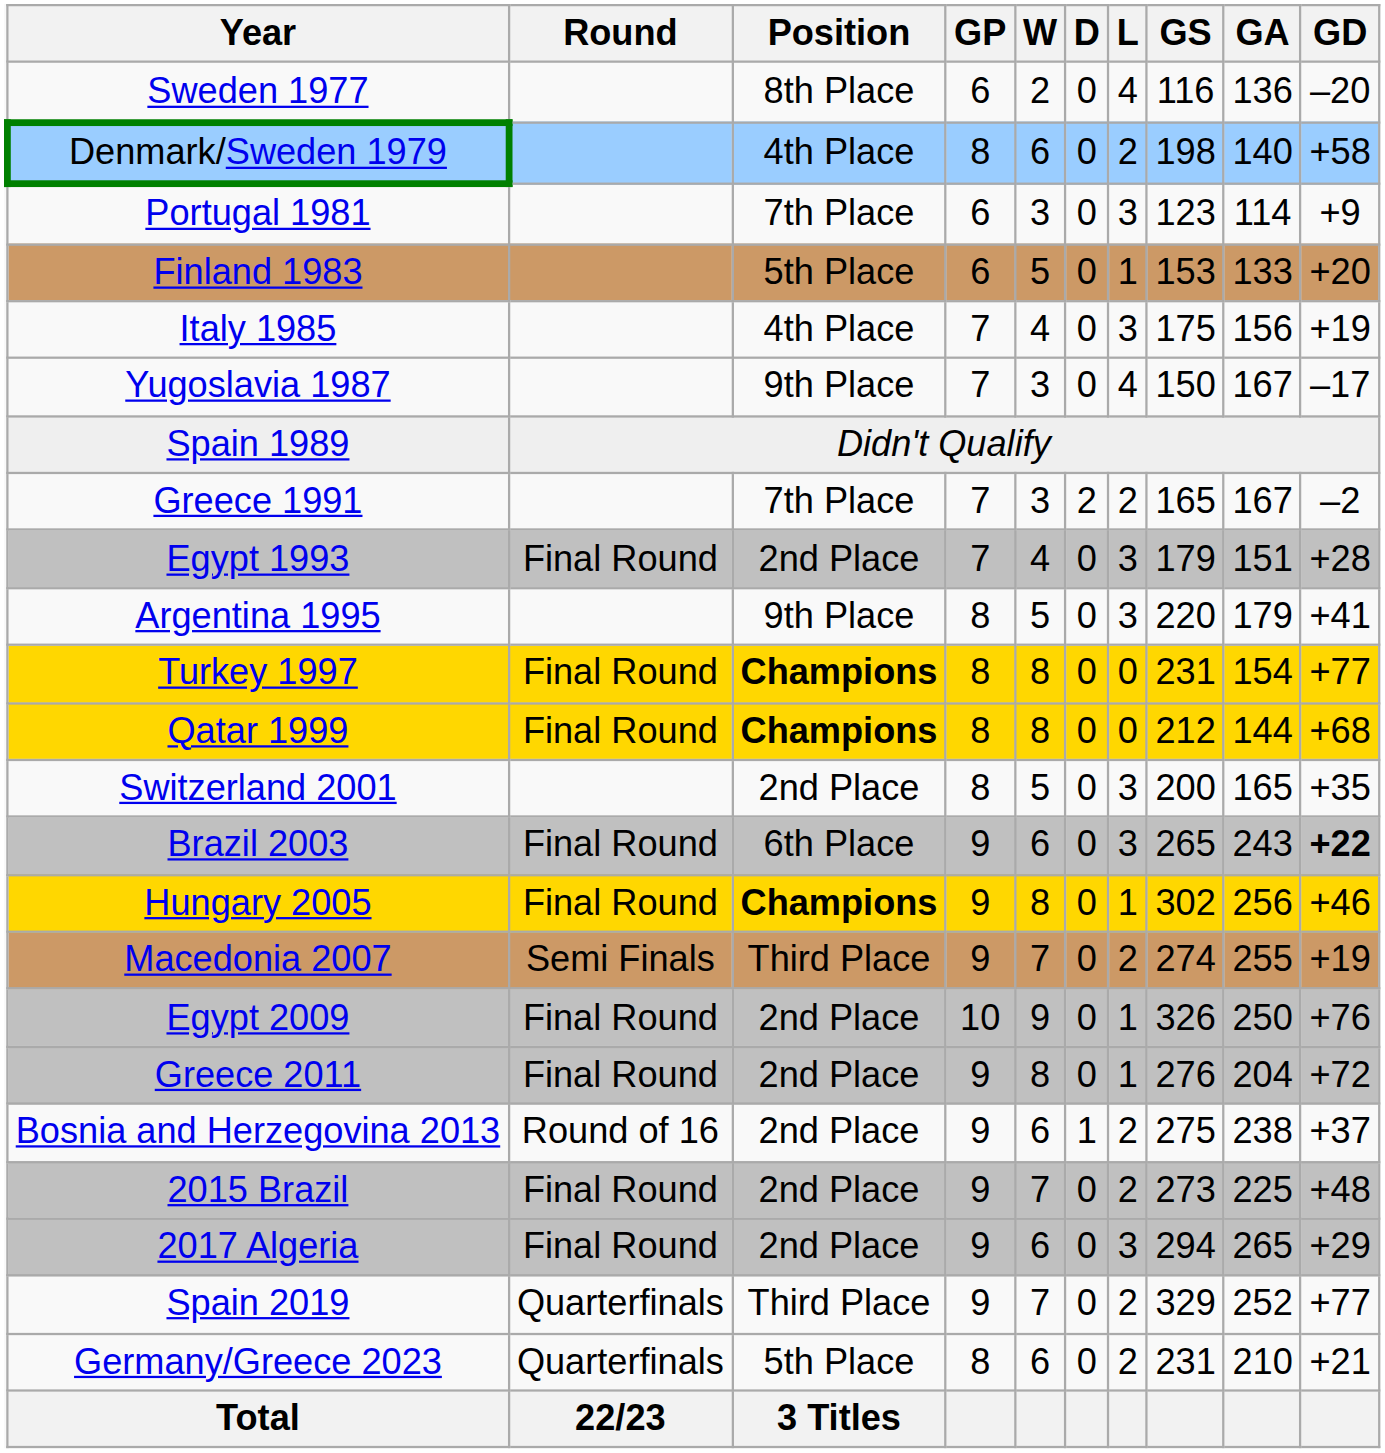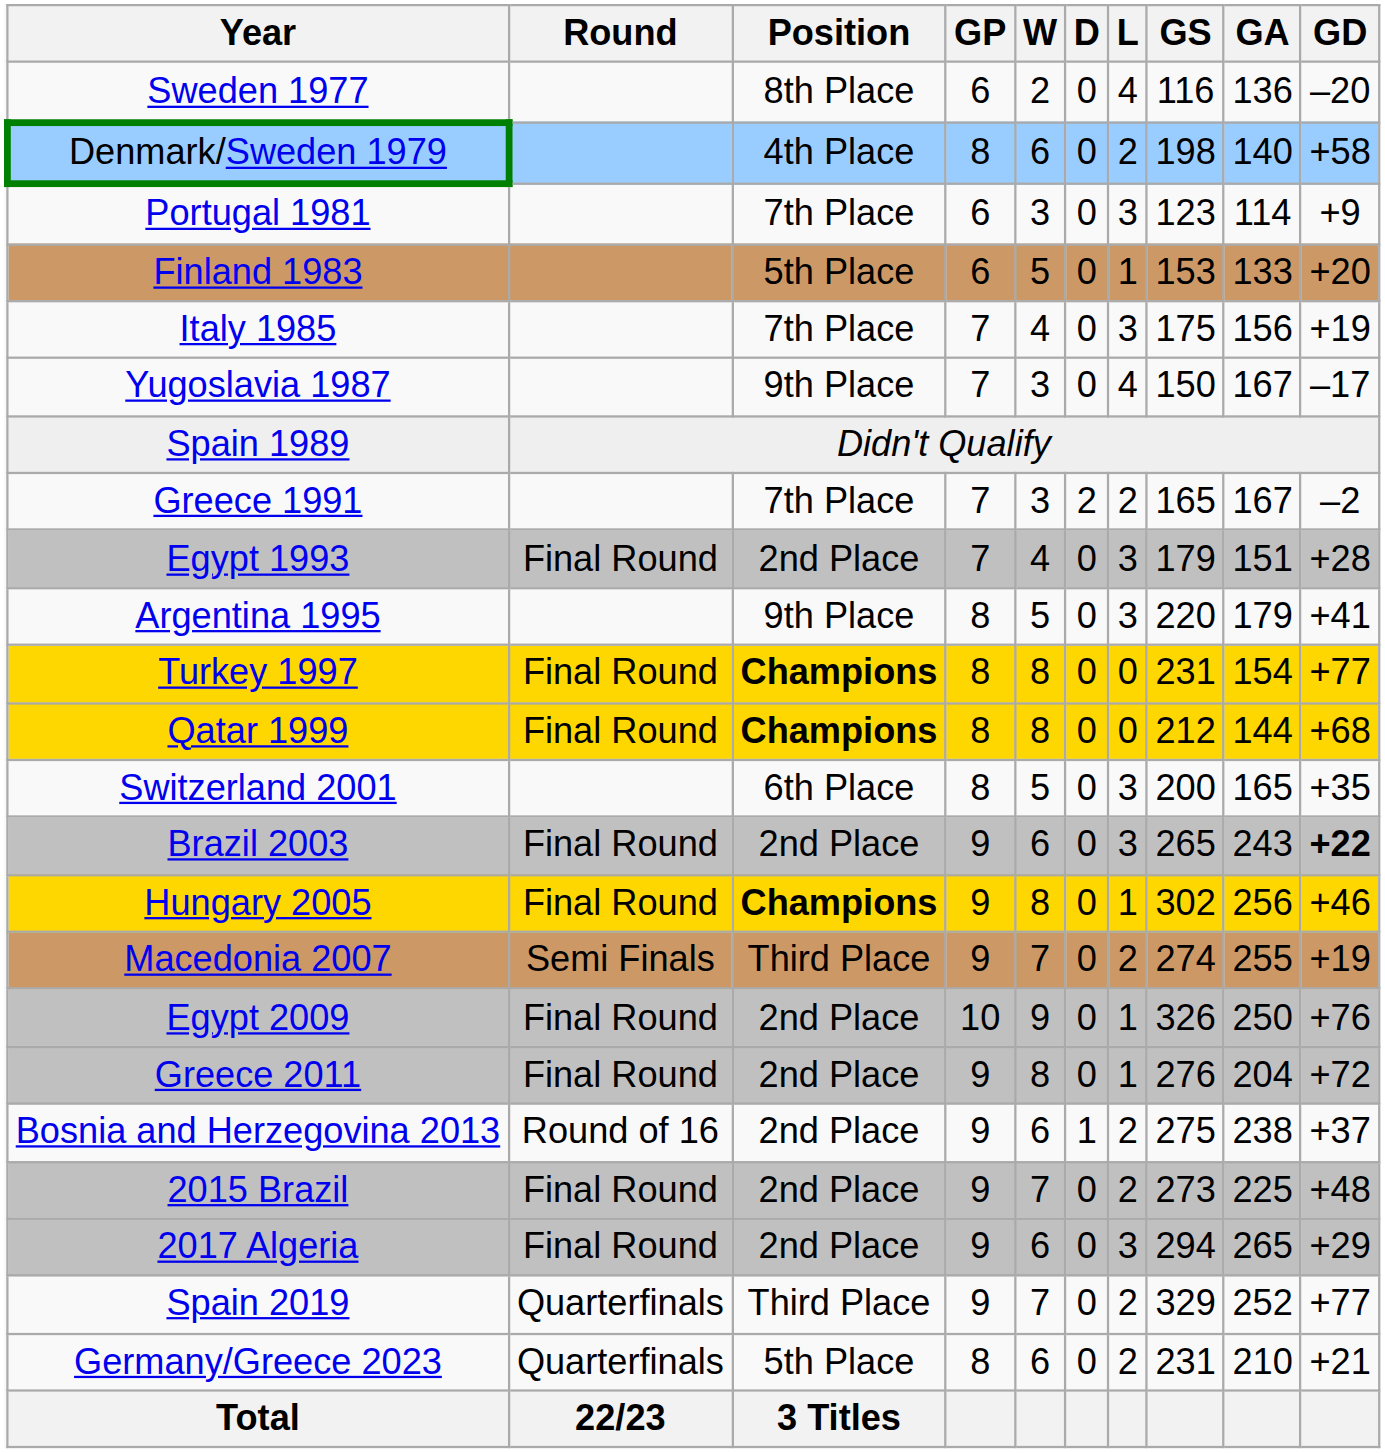(839, 328) 4th Place -> (839, 328) 7th Place
(839, 787) 2nd Place -> (839, 787) 6th Place
(839, 845) 6th Place -> (839, 845) 2nd Place
